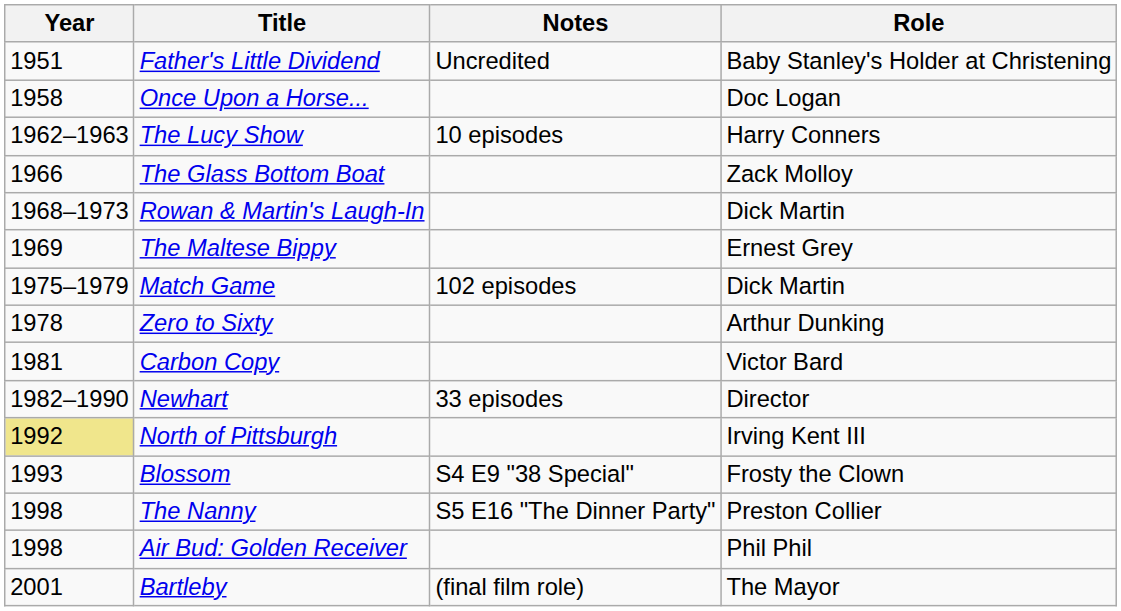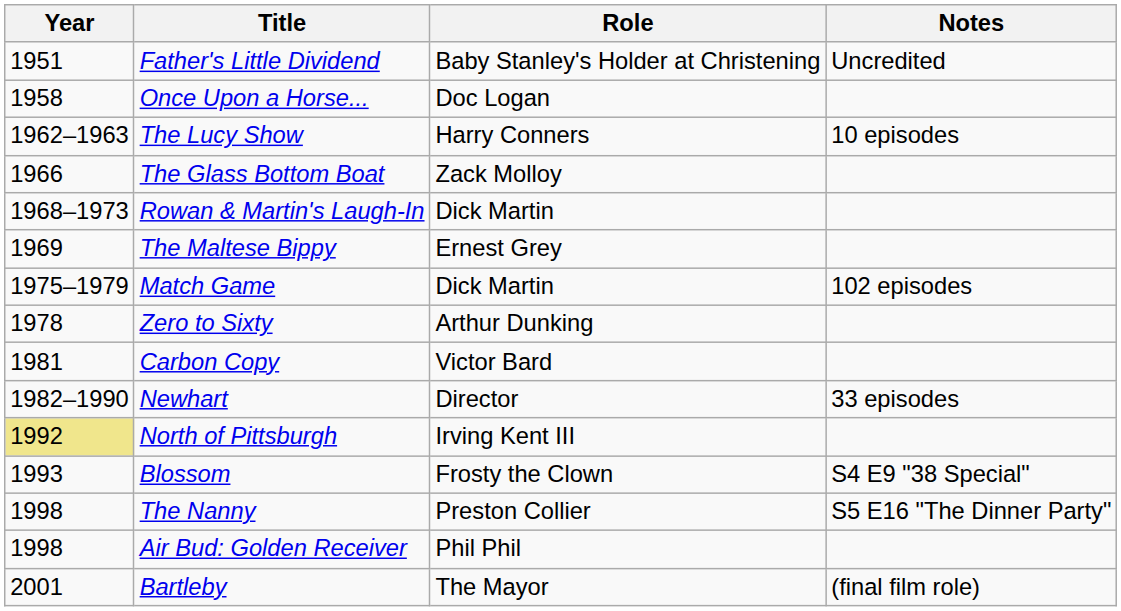columns swapped: (919, 23) <-> (575, 23)
